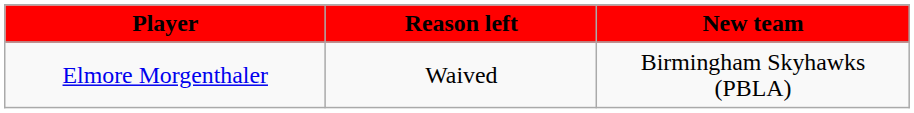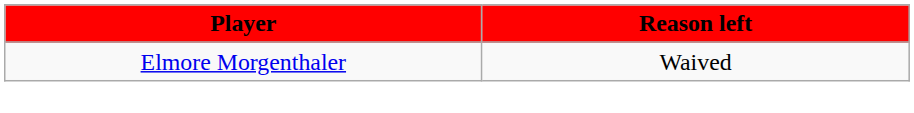- column: (753, 23)
